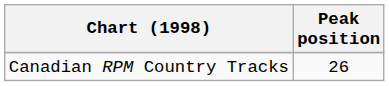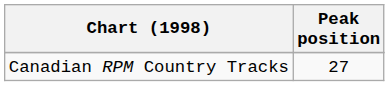(339, 67) 26 -> (339, 67) 27
